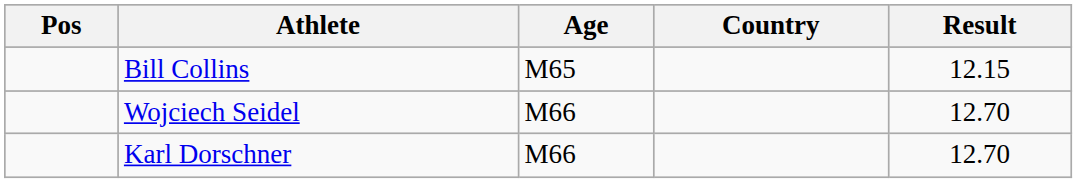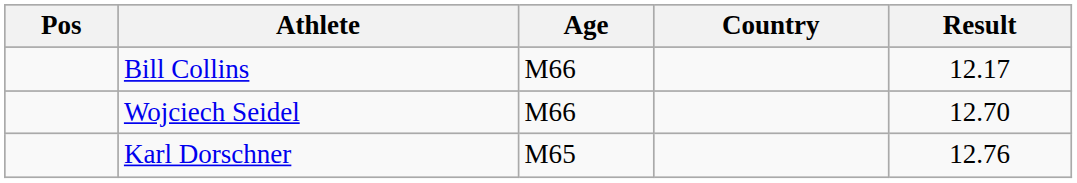(550, 68) M65 -> (550, 68) M66
(980, 68) 12.15 -> (980, 68) 12.17
(550, 154) M66 -> (550, 154) M65
(980, 154) 12.70 -> (980, 154) 12.76
